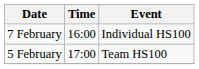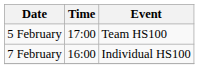rows swapped: (34, 53) <-> (34, 34)
